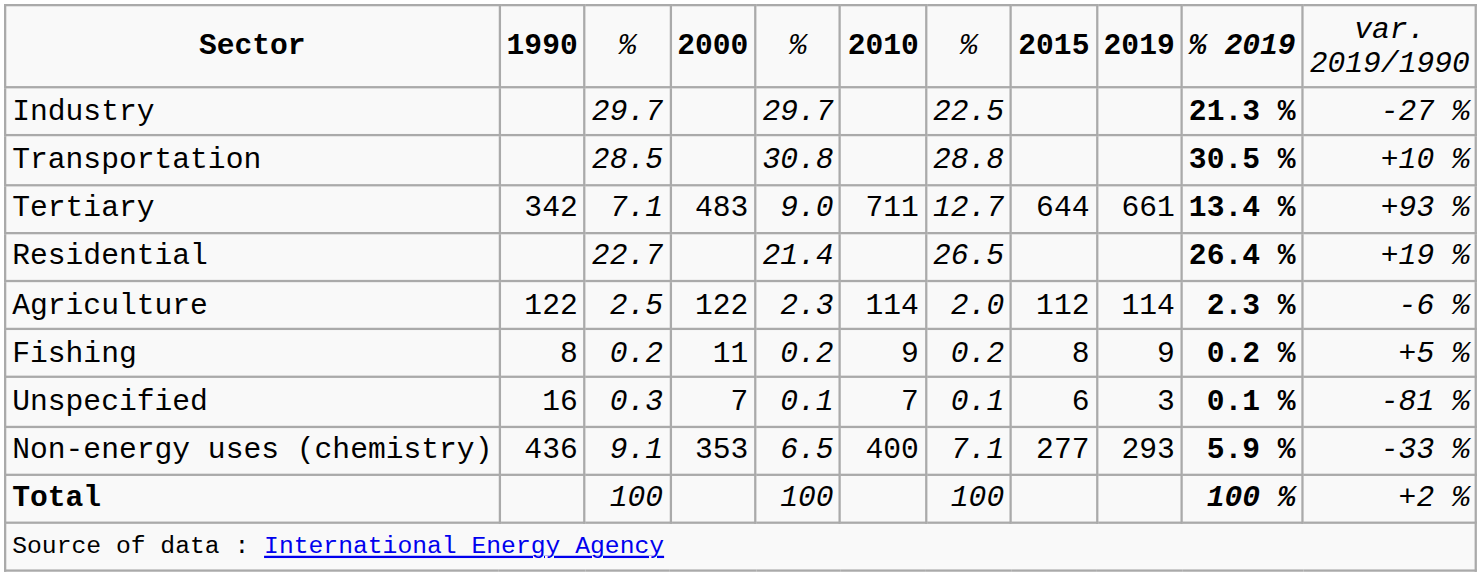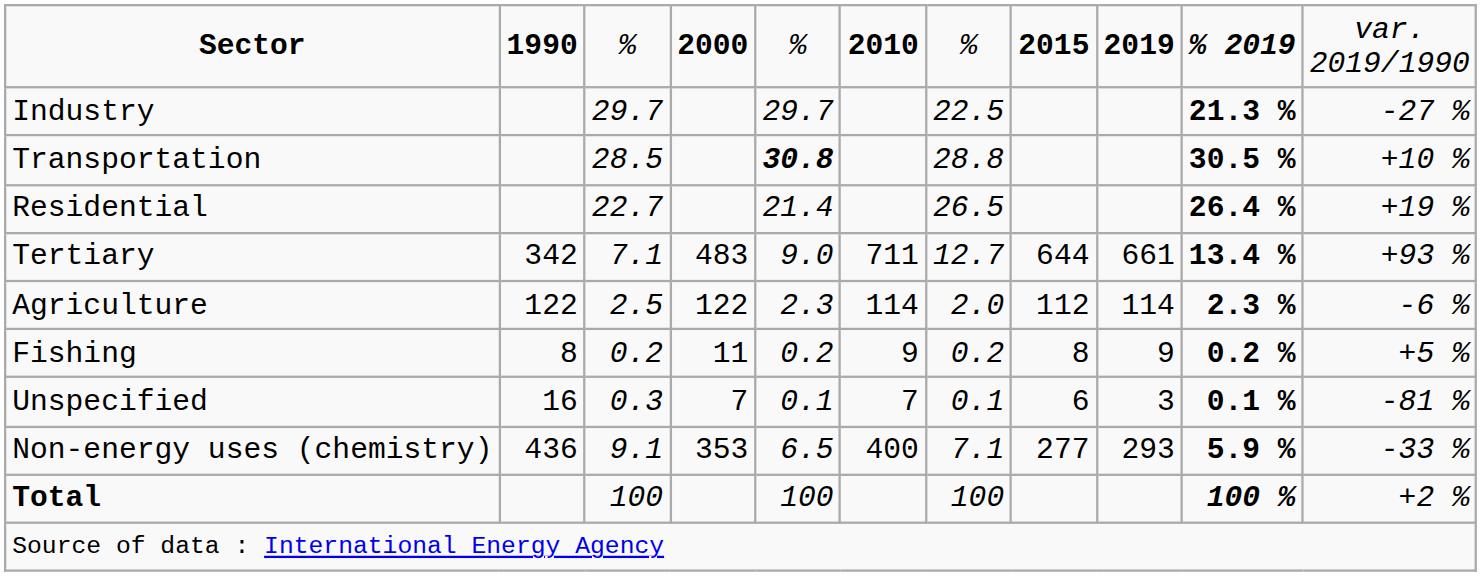(798, 160) normal -> (798, 160) bold
rows swapped: (110, 257) <-> (83, 208)
